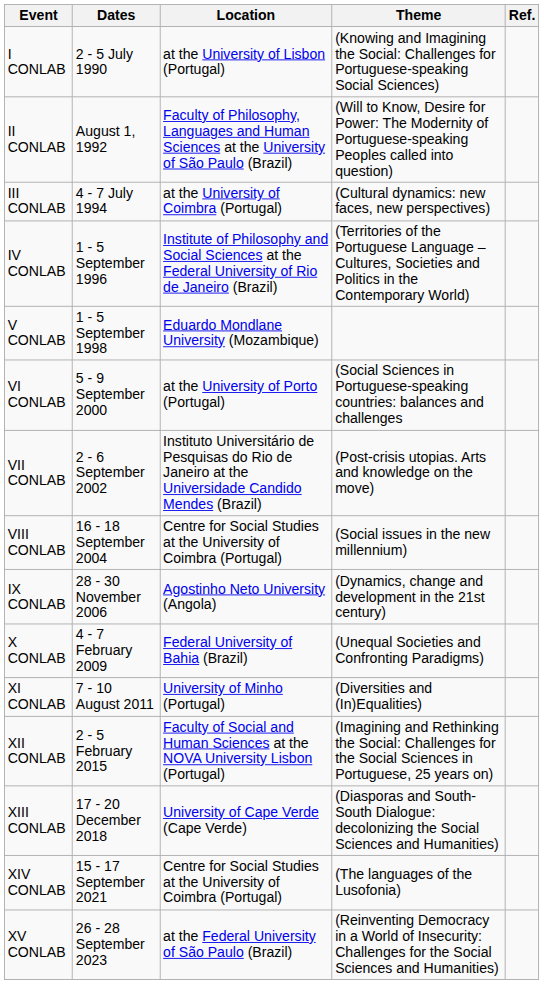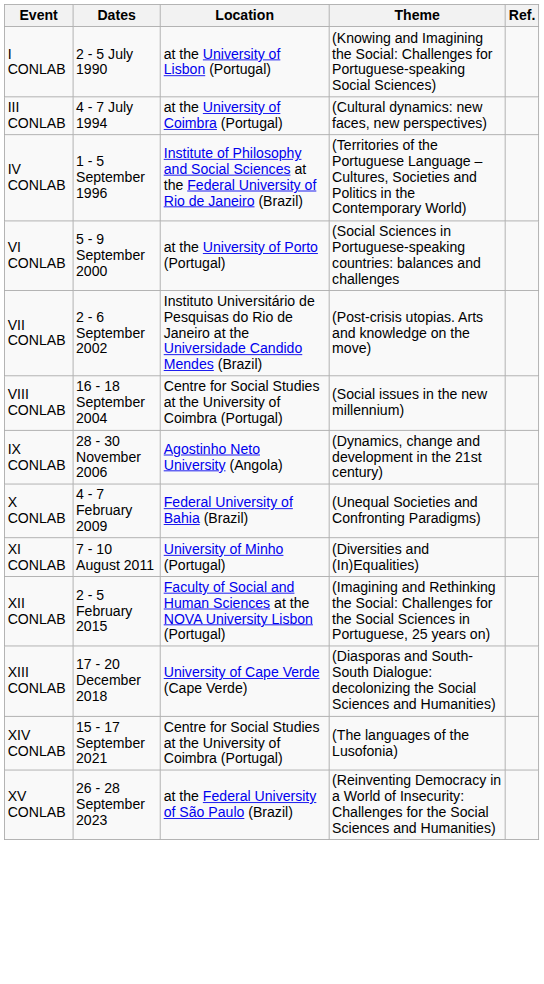- row: (37, 139)
- row: (37, 333)
